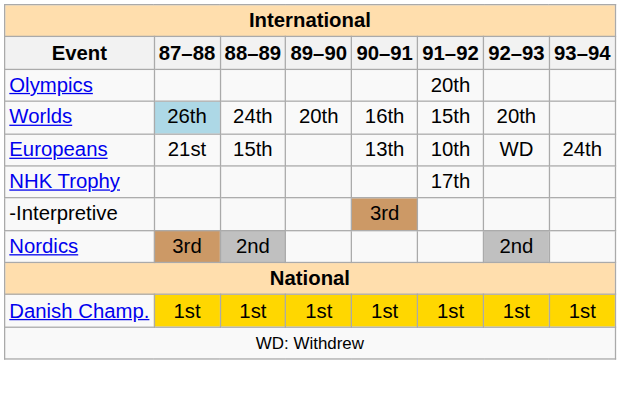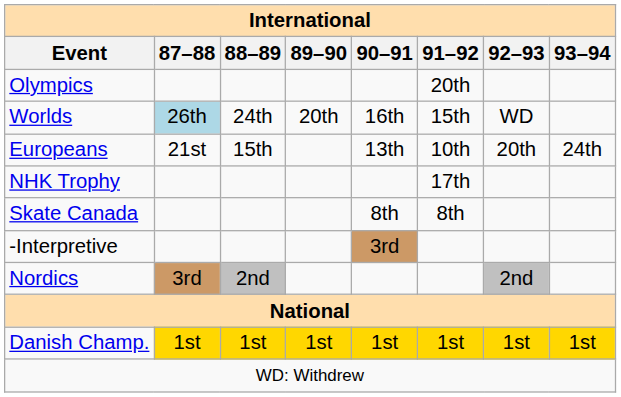(516, 117) 20th -> (516, 117) WD
(516, 149) WD -> (516, 149) 20th
+ row: (74, 213)
